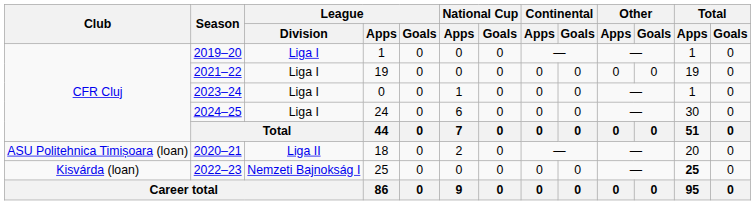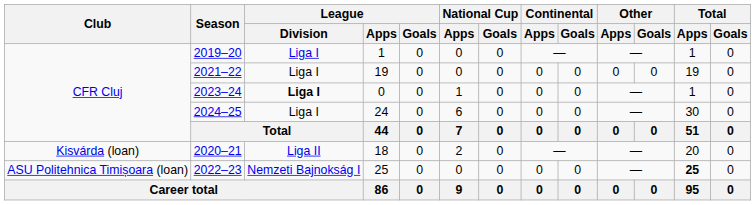(304, 92) normal -> (304, 92) bold
(98, 151) ASU Politehnica Timișoara (loan) -> (98, 151) Kisvárda (loan)
(98, 170) Kisvárda (loan) -> (98, 170) ASU Politehnica Timișoara (loan)
